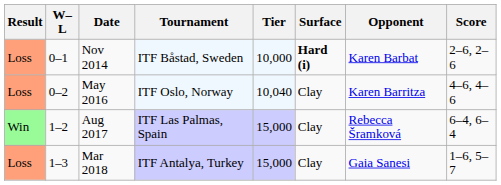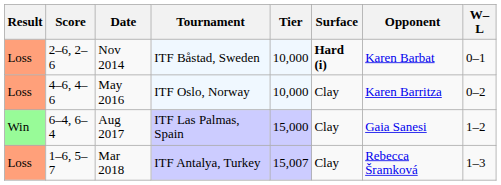columns swapped: (62, 22) <-> (471, 22)
(274, 92) 10,040 -> (291, 92) 10,000
(375, 127) Rebecca Šramková -> (396, 127) Gaia Sanesi
(274, 162) 15,000 -> (291, 162) 15,007
(379, 162) Gaia Sanesi -> (391, 162) Rebecca Šramková
